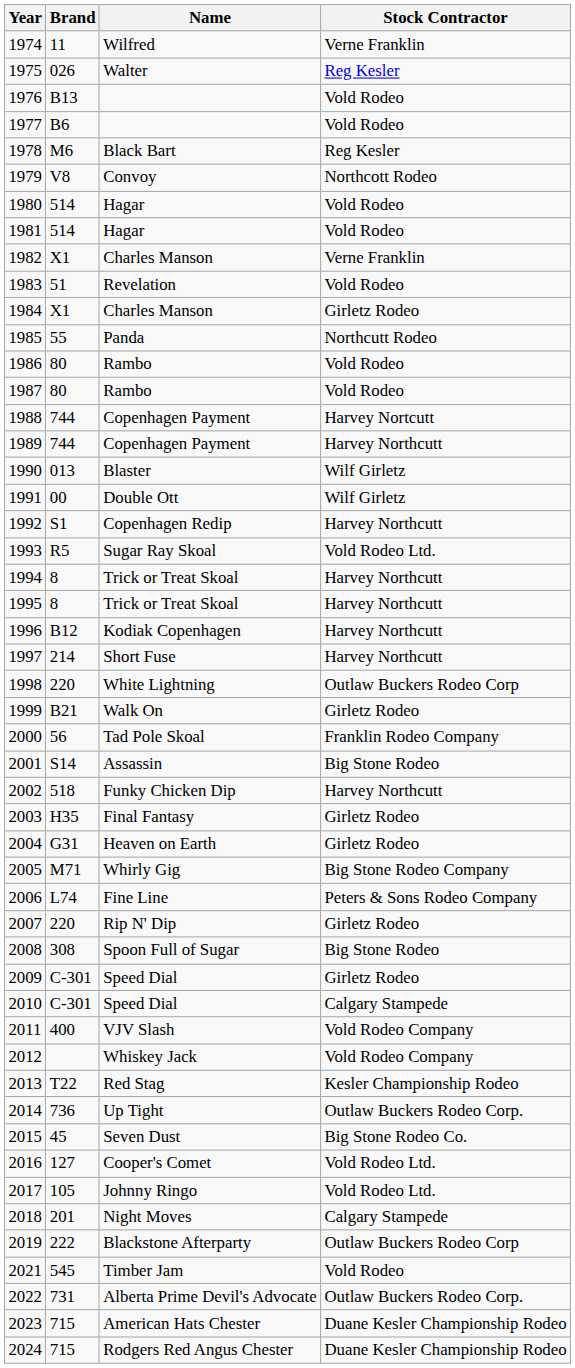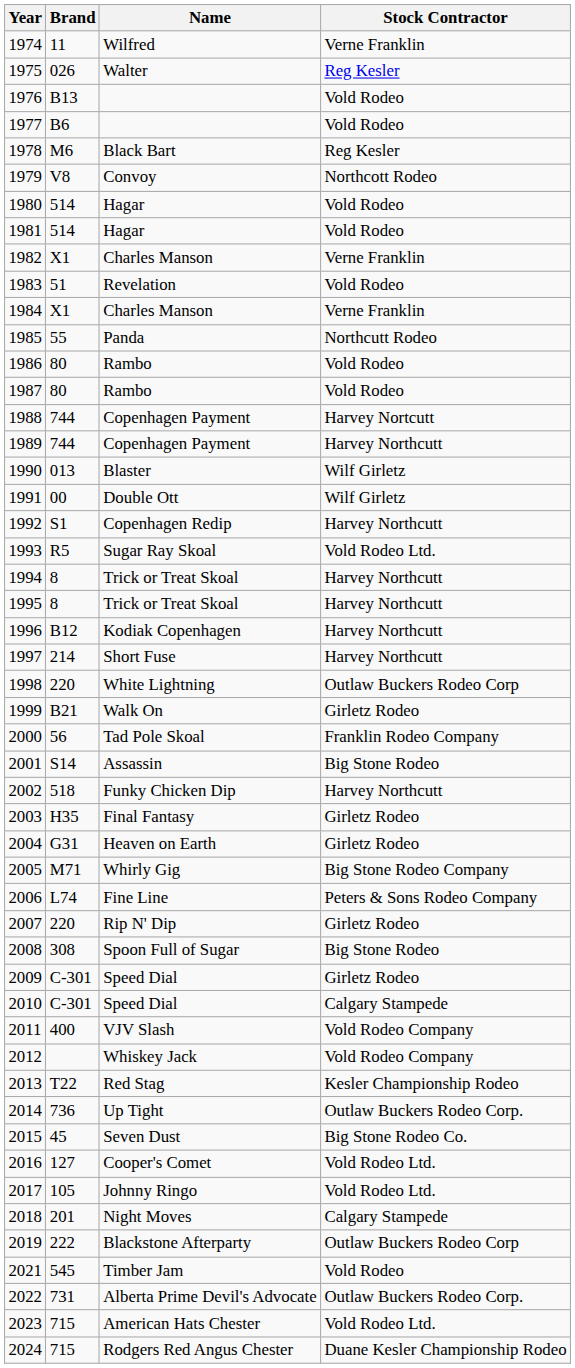(372, 310) Girletz Rodeo -> (375, 310) Verne Franklin
(446, 1323) Duane Kesler Championship Rodeo -> (380, 1323) Vold Rodeo Ltd.
